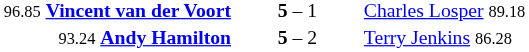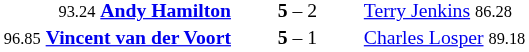rows swapped: (145, 37) <-> (117, 10)
